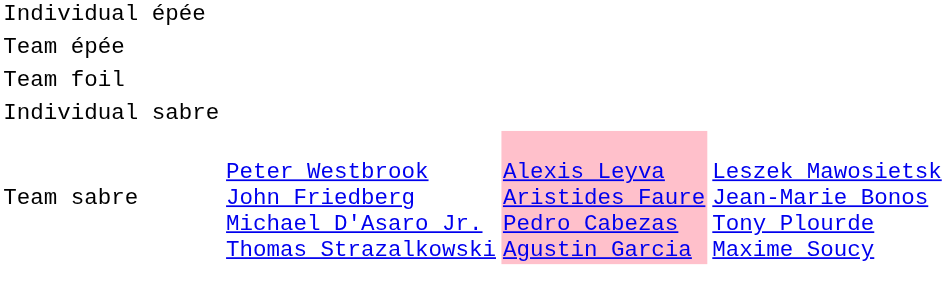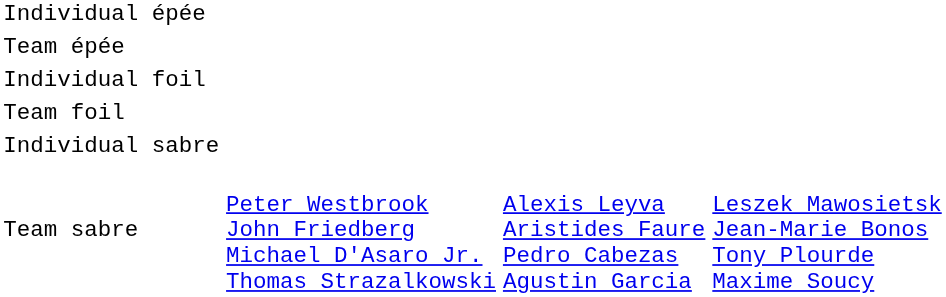+ row: (104, 80)
(604, 211) pink background -> (604, 243) no background
